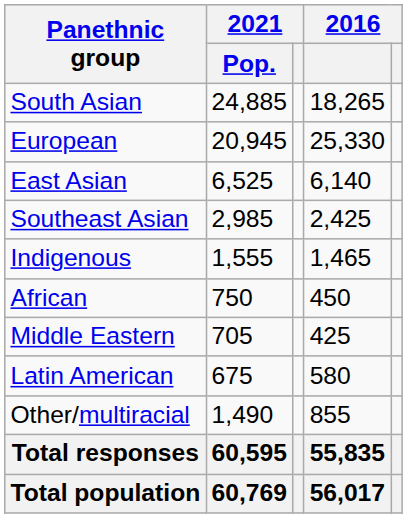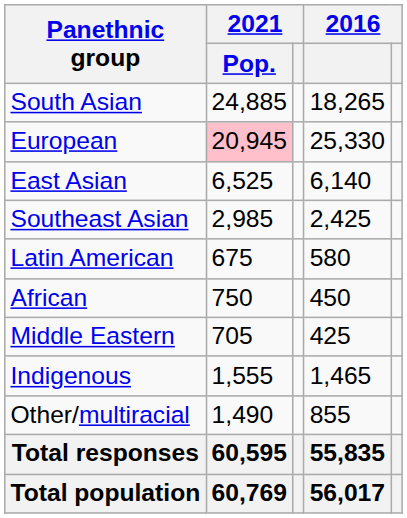(249, 141) no background -> (249, 141) pink background
rows swapped: (71, 258) <-> (92, 375)
